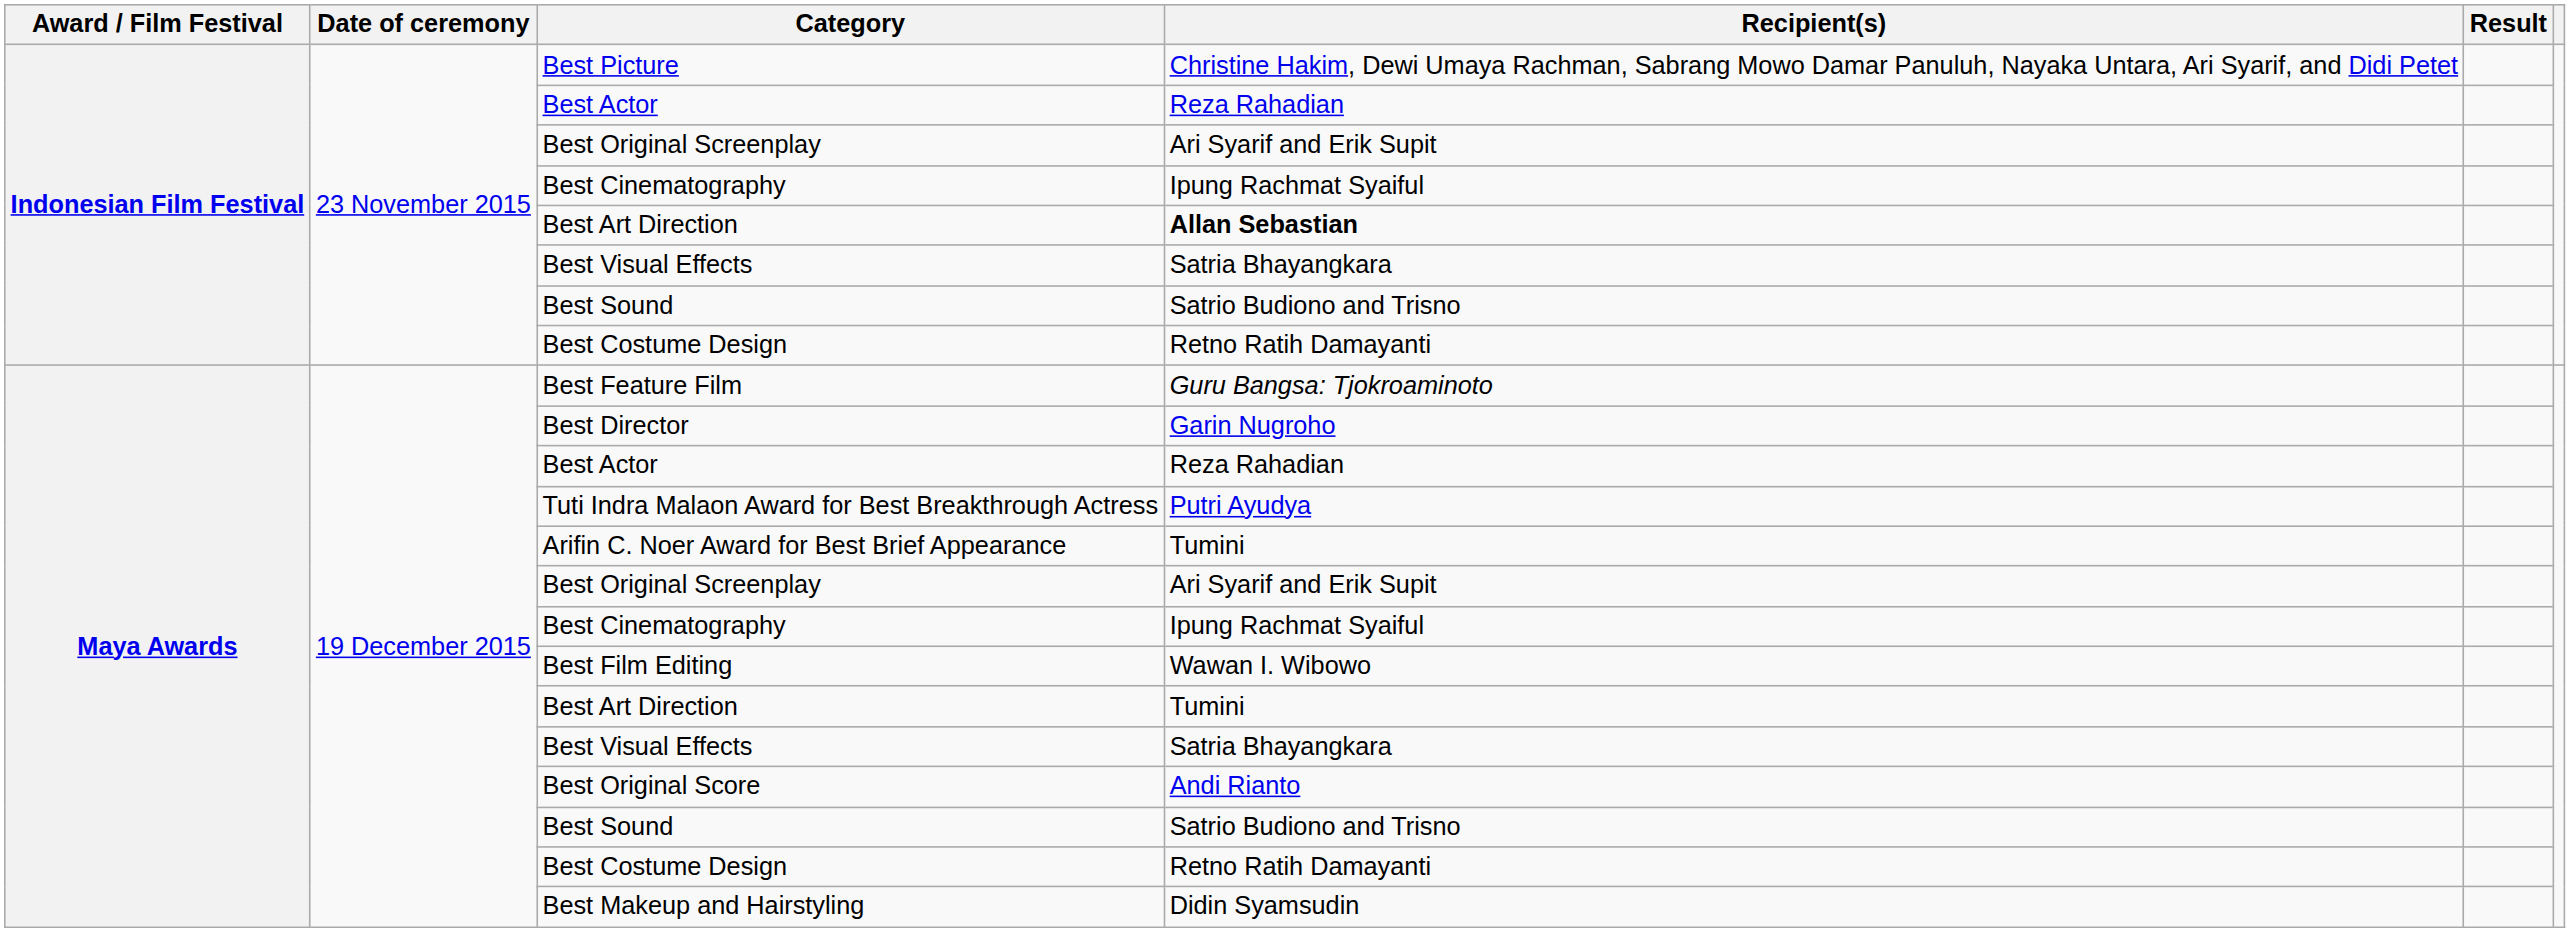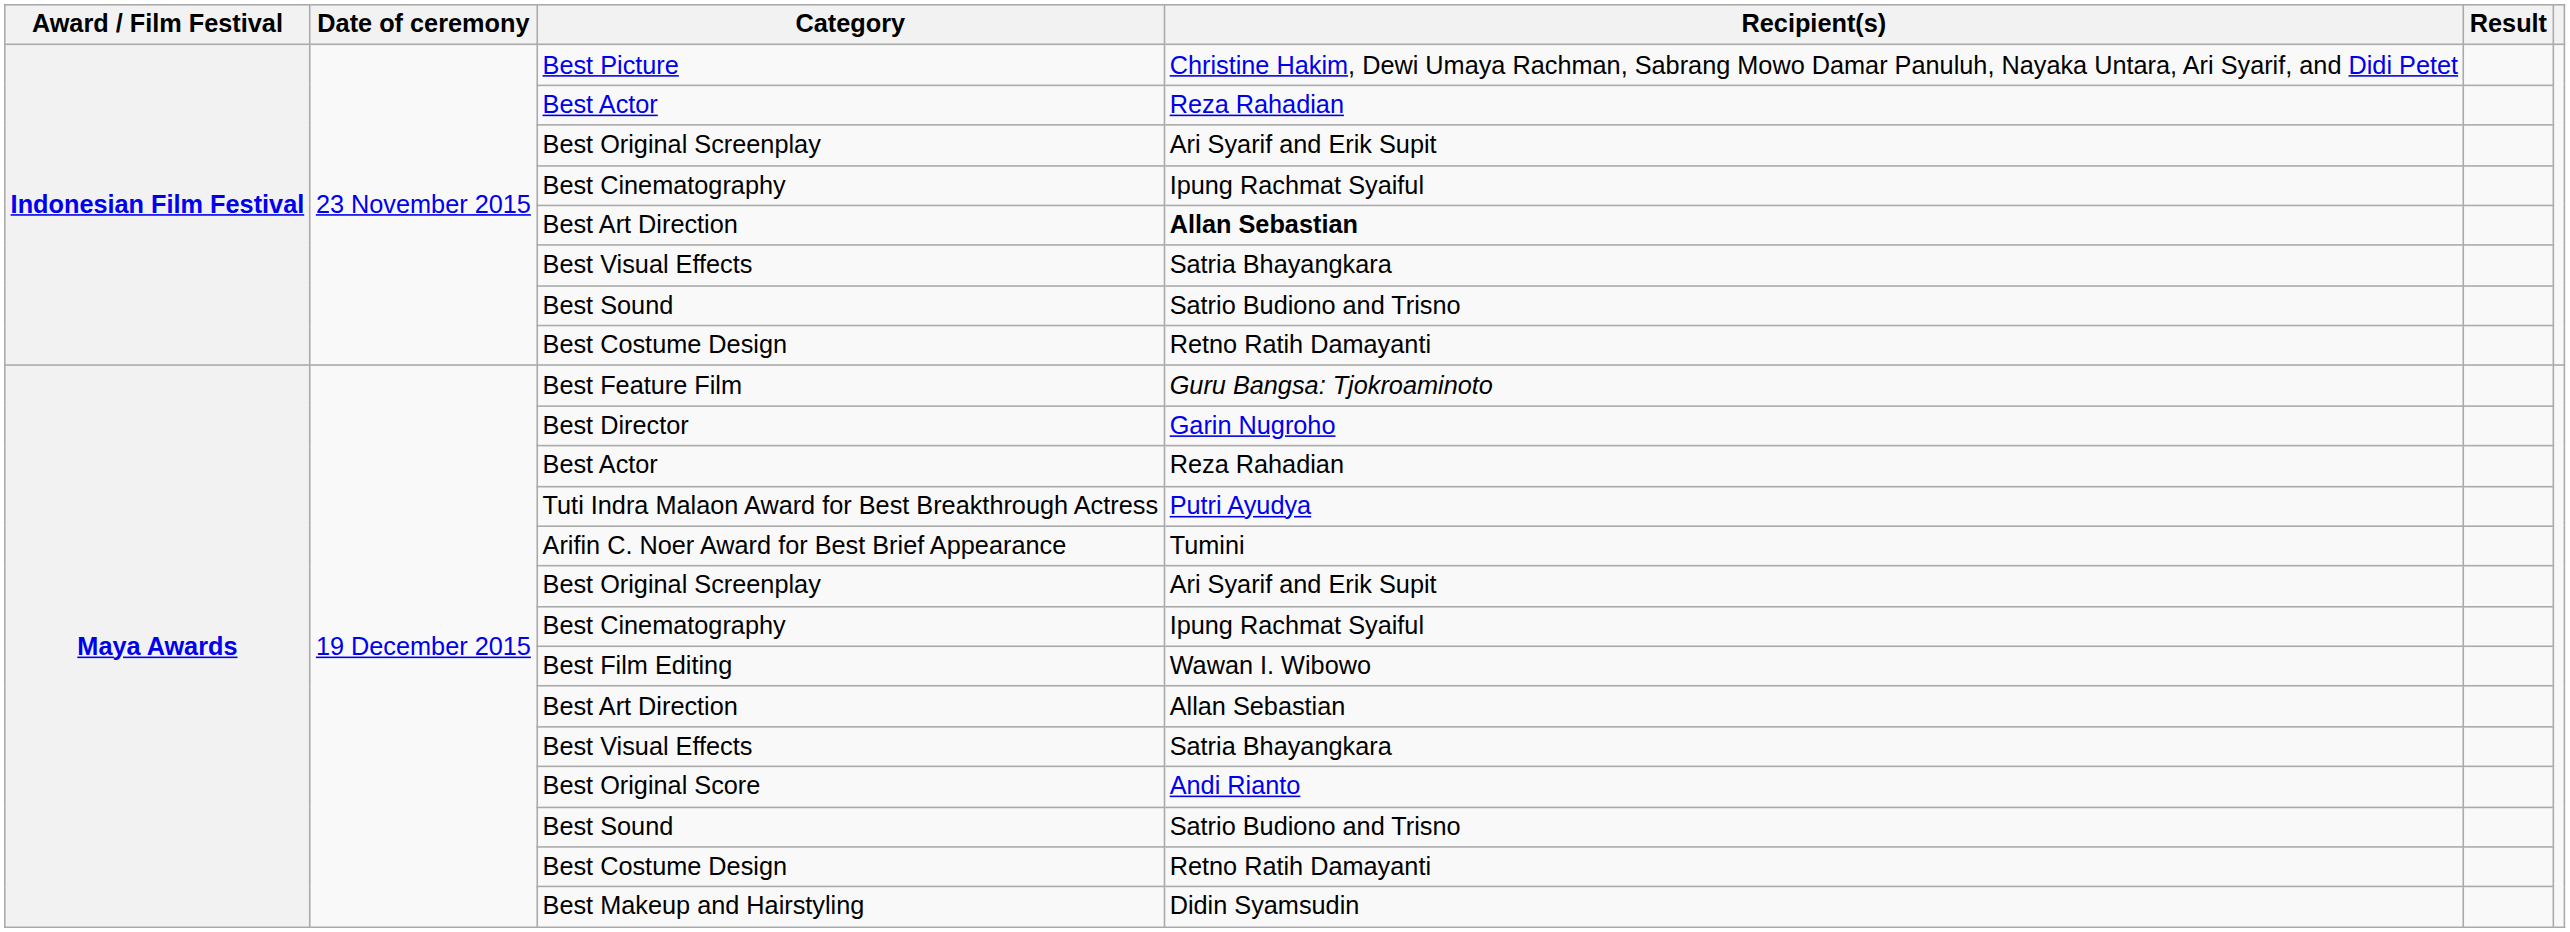(1207, 706) Tumini -> (1258, 706) Allan Sebastian
